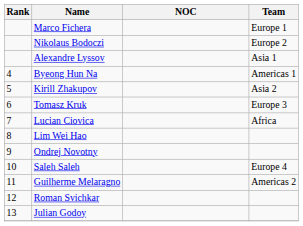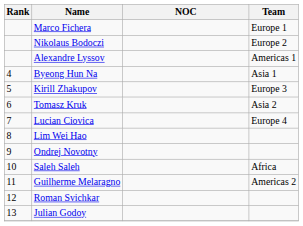(264, 58) Asia 1 -> (274, 58) Americas 1
(274, 74) Americas 1 -> (264, 74) Asia 1
(264, 89) Asia 2 -> (269, 89) Europe 3
(269, 105) Europe 3 -> (264, 105) Asia 2
(264, 120) Africa -> (269, 120) Europe 4
(269, 167) Europe 4 -> (264, 167) Africa
